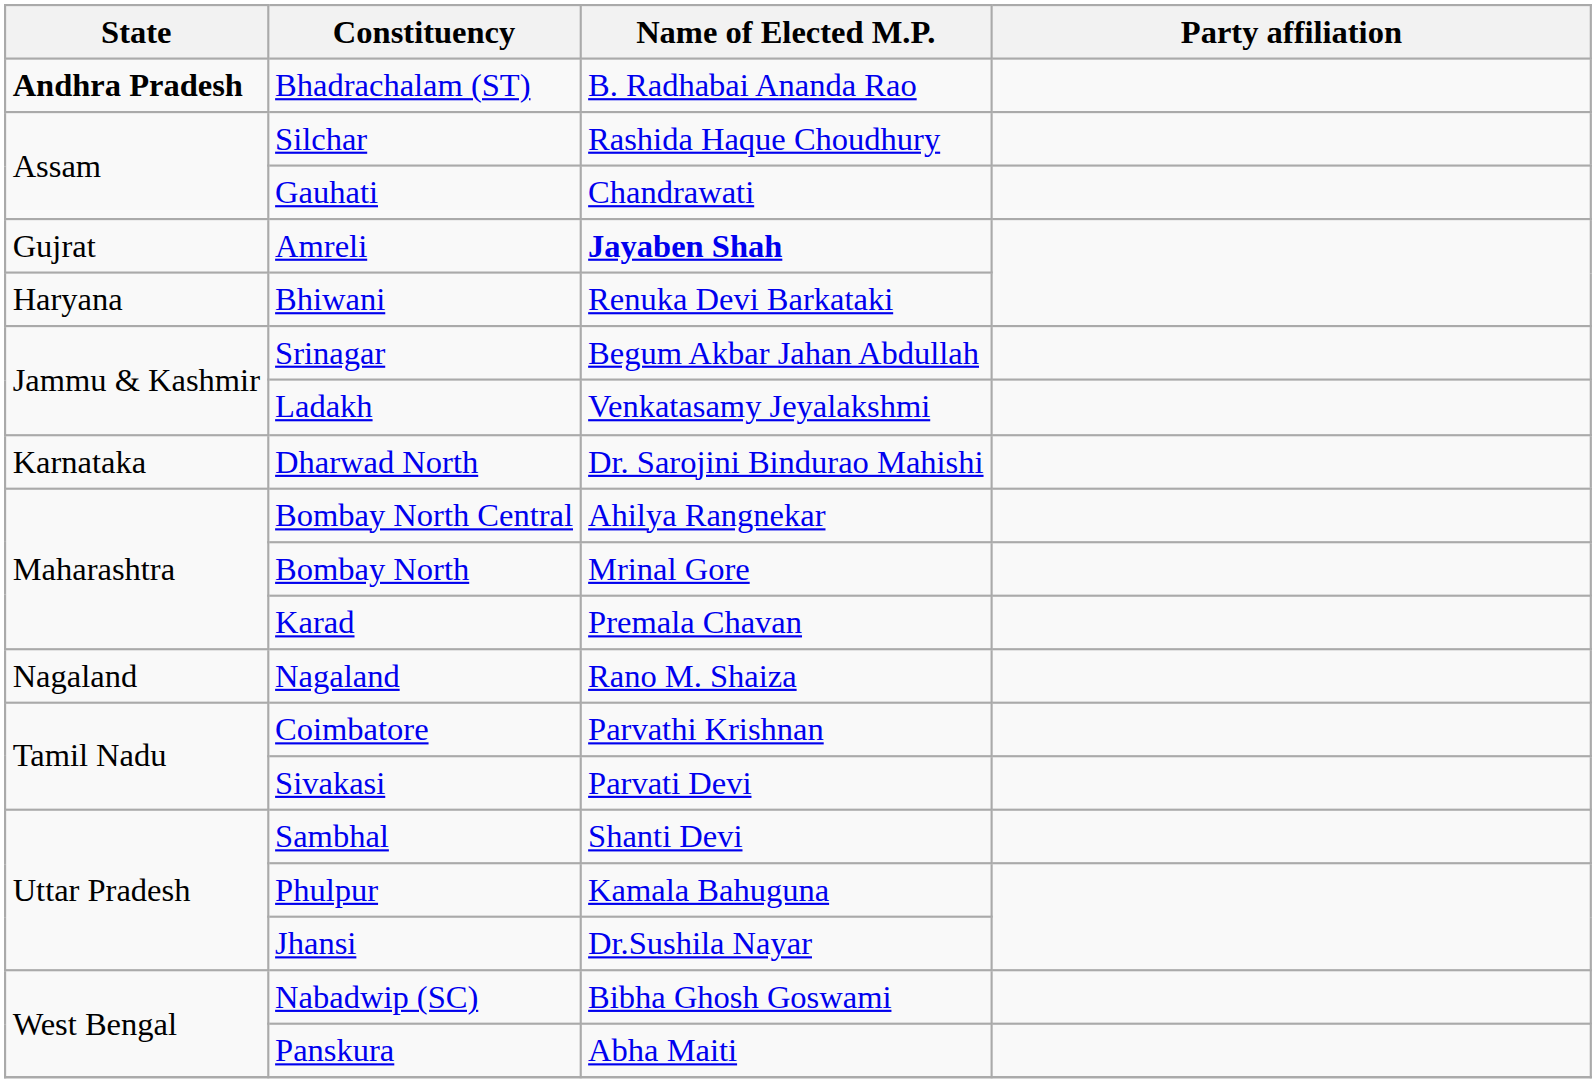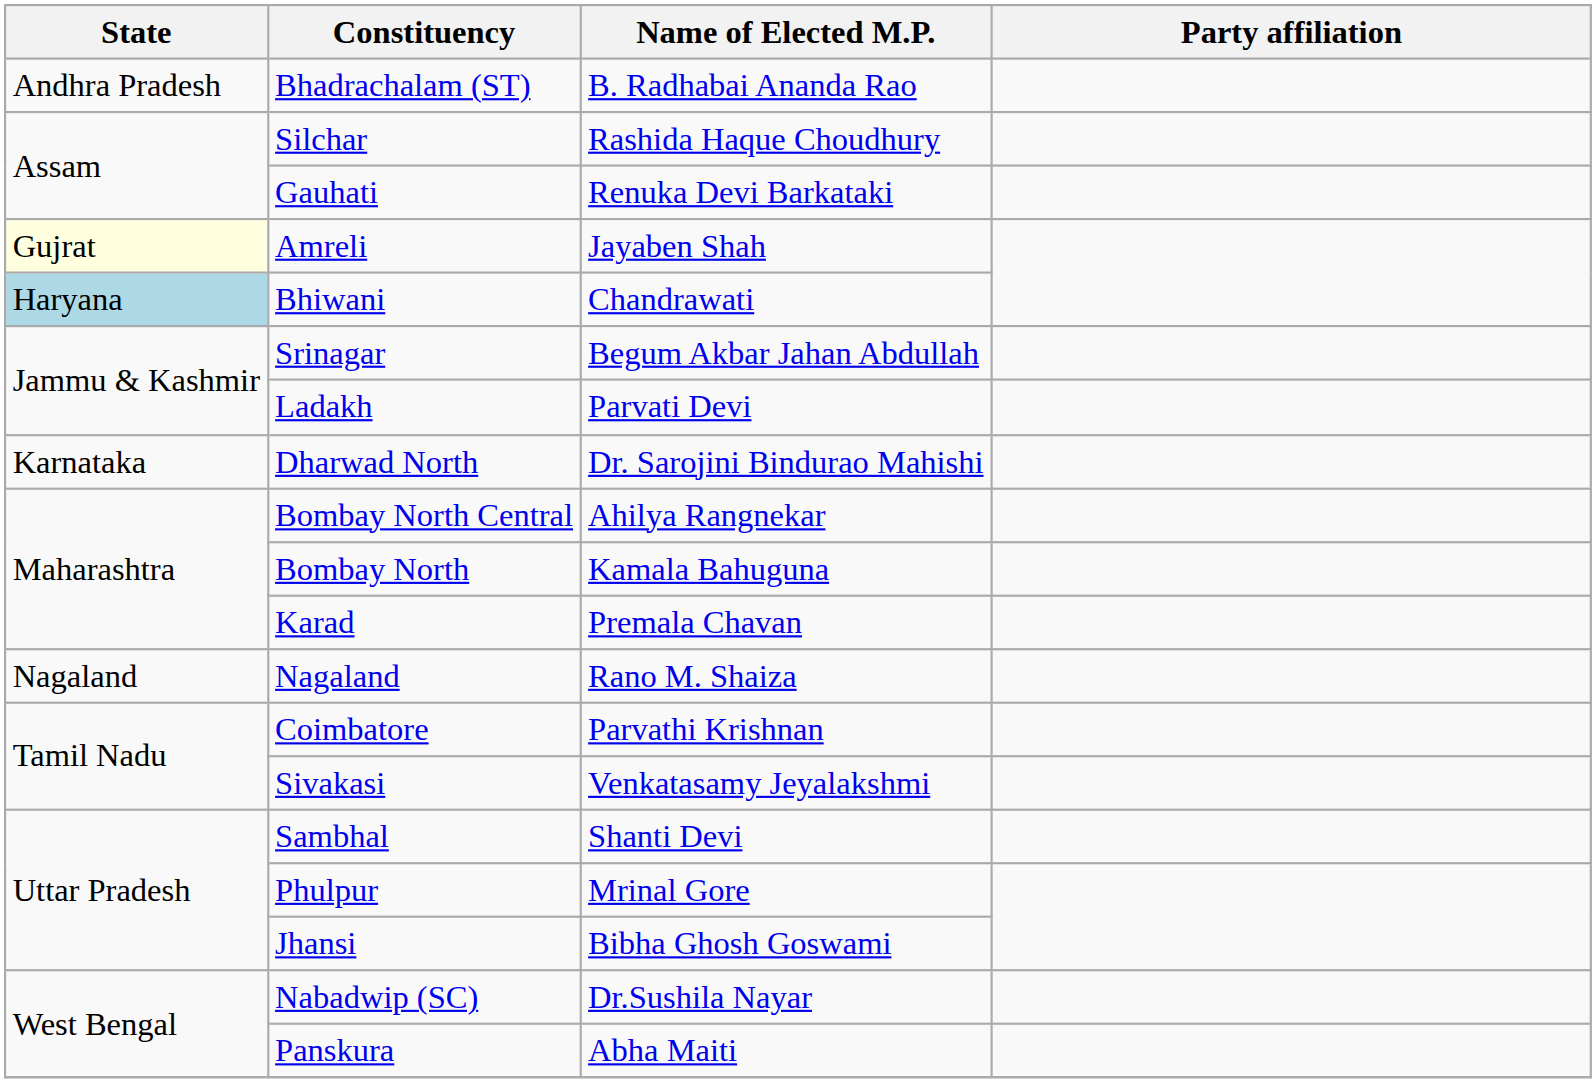(128, 85) bold -> (117, 85) normal
(671, 192) Chandrawati -> (741, 192) Renuka Devi Barkataki
(54, 246) no background -> (54, 246) lightyellow background
(685, 246) bold -> (677, 246) normal
(68, 299) no background -> (68, 299) lightblue background
(741, 299) Renuka Devi Barkataki -> (671, 299) Chandrawati
(759, 406) Venkatasamy Jeyalakshmi -> (670, 406) Parvati Devi
(669, 567) Mrinal Gore -> (709, 567) Kamala Bahuguna
(670, 782) Parvati Devi -> (759, 782) Venkatasamy Jeyalakshmi
(709, 889) Kamala Bahuguna -> (669, 889) Mrinal Gore
(700, 943) Dr.Sushila Nayar -> (740, 943) Bibha Ghosh Goswami
(740, 996) Bibha Ghosh Goswami -> (700, 996) Dr.Sushila Nayar
